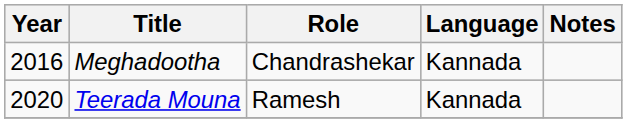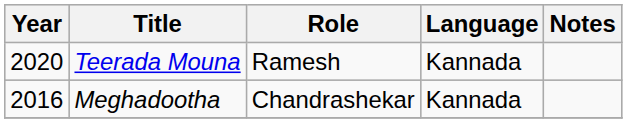rows swapped: (147, 62) <-> (158, 99)
